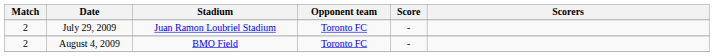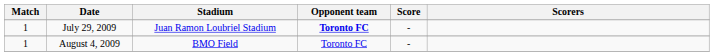(25, 28) 2 -> (25, 28) 1
(344, 28) normal -> (344, 28) bold
(25, 43) 2 -> (25, 43) 1
